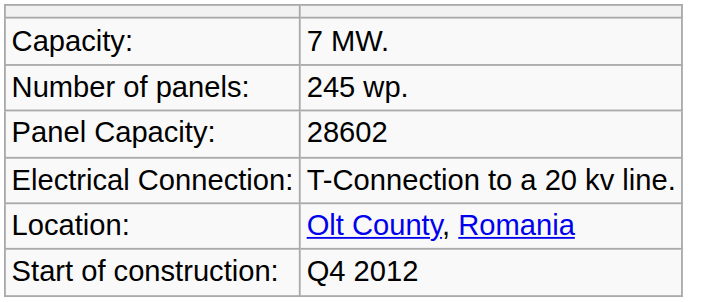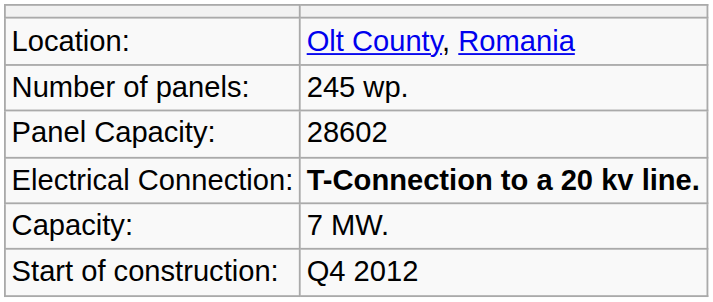rows swapped: (72, 41) <-> (71, 225)
(491, 179) normal -> (503, 179) bold
